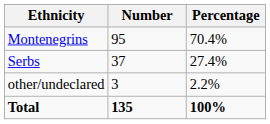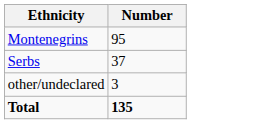- column: (226, 15)
